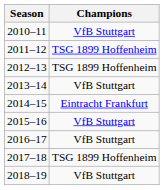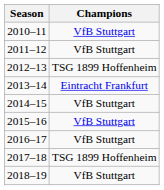(104, 49) TSG 1899 Hoffenheim -> (104, 49) VfB Stuttgart
(104, 85) VfB Stuttgart -> (104, 85) Eintracht Frankfurt
(104, 103) Eintracht Frankfurt -> (104, 103) VfB Stuttgart
